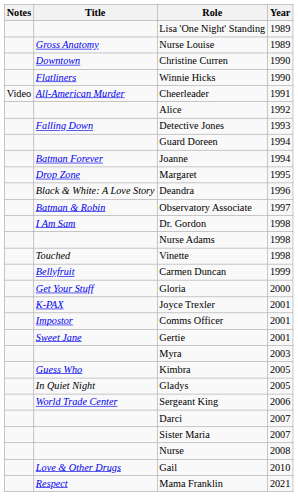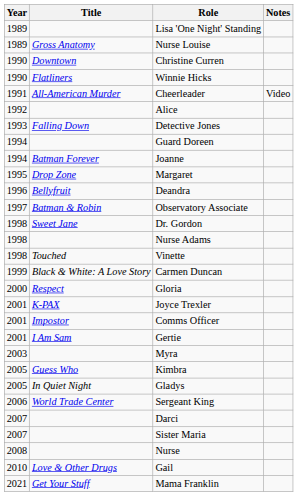columns swapped: (280, 12) <-> (19, 12)
(95, 191) Black & White: A Love Story -> (51, 191) Bellyfruit
(56, 223) I Am Sam -> (55, 223) Sweet Jane
(55, 272) Bellyfruit -> (91, 272) Black & White: A Love Story
(65, 288) Get Your Stuff -> (48, 288) Respect
(59, 337) Sweet Jane -> (52, 337) I Am Sam
(52, 483) Respect -> (61, 483) Get Your Stuff
